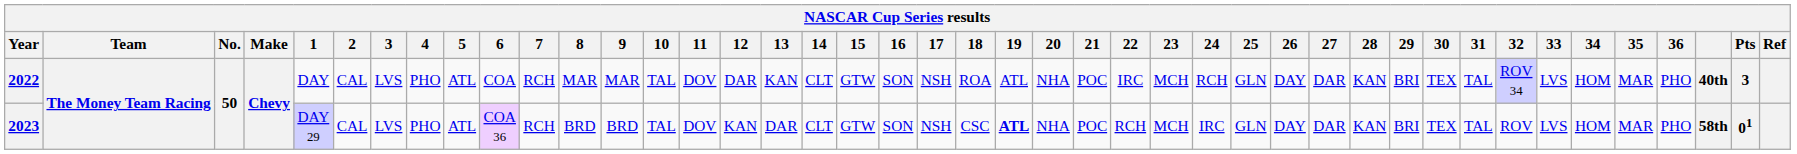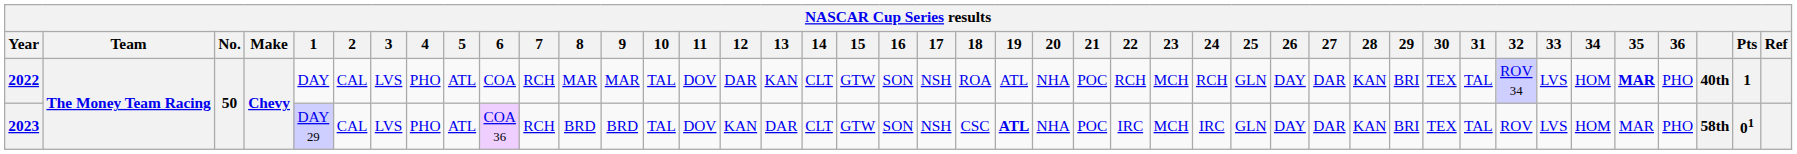(1130, 80) IRC -> (1130, 80) RCH
(1636, 80) normal -> (1637, 80) bold
(1745, 80) 3 -> (1747, 80) 1
(1130, 126) RCH -> (1130, 126) IRC
